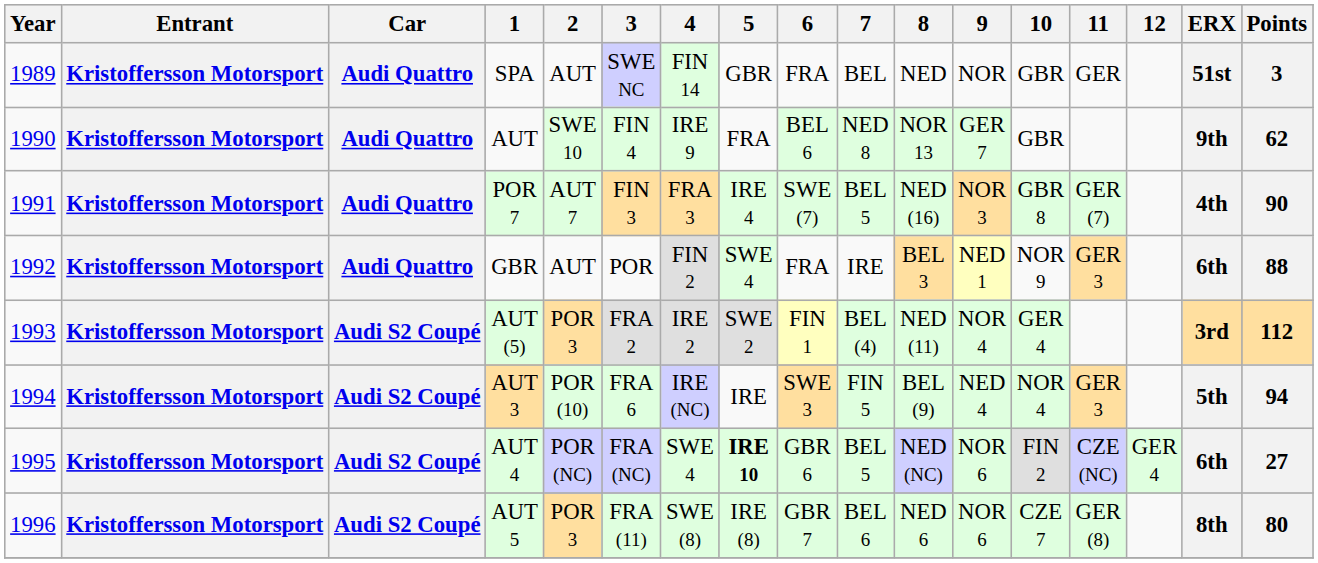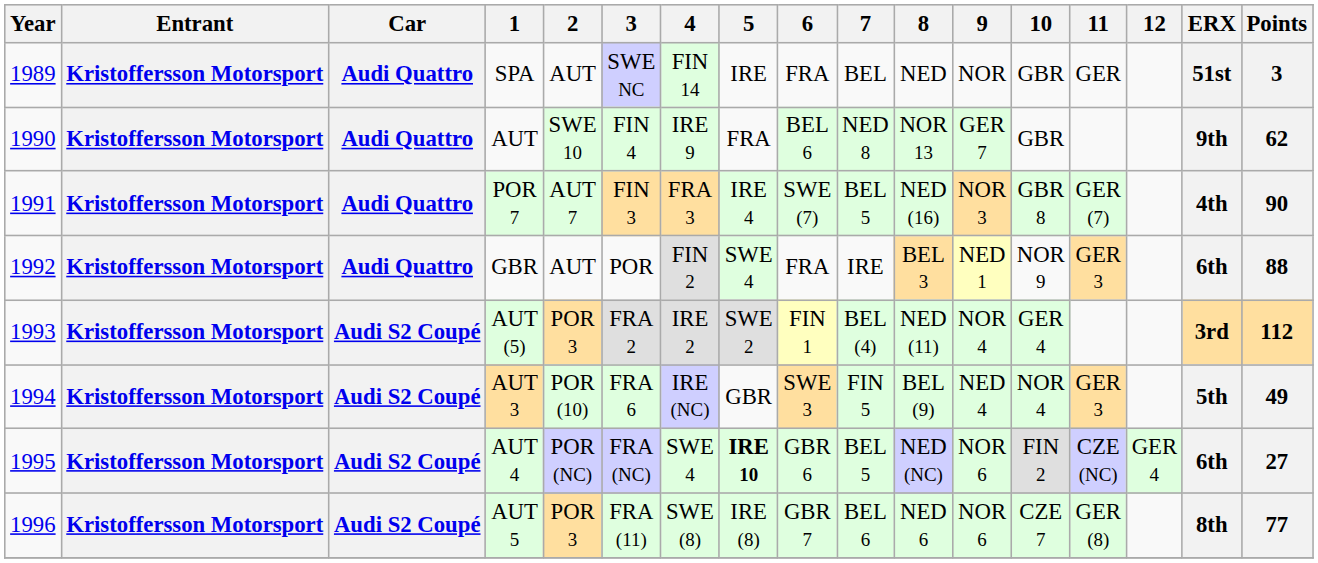(749, 74) GBR -> (749, 74) IRE
(749, 396) IRE -> (749, 396) GBR
(1277, 396) 94 -> (1277, 396) 49
(1277, 525) 80 -> (1277, 525) 77
